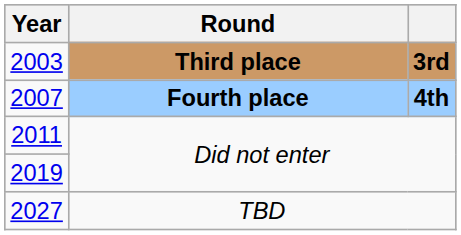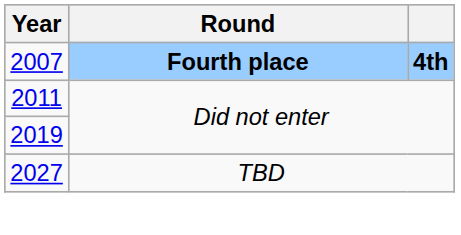- row: (37, 61)
